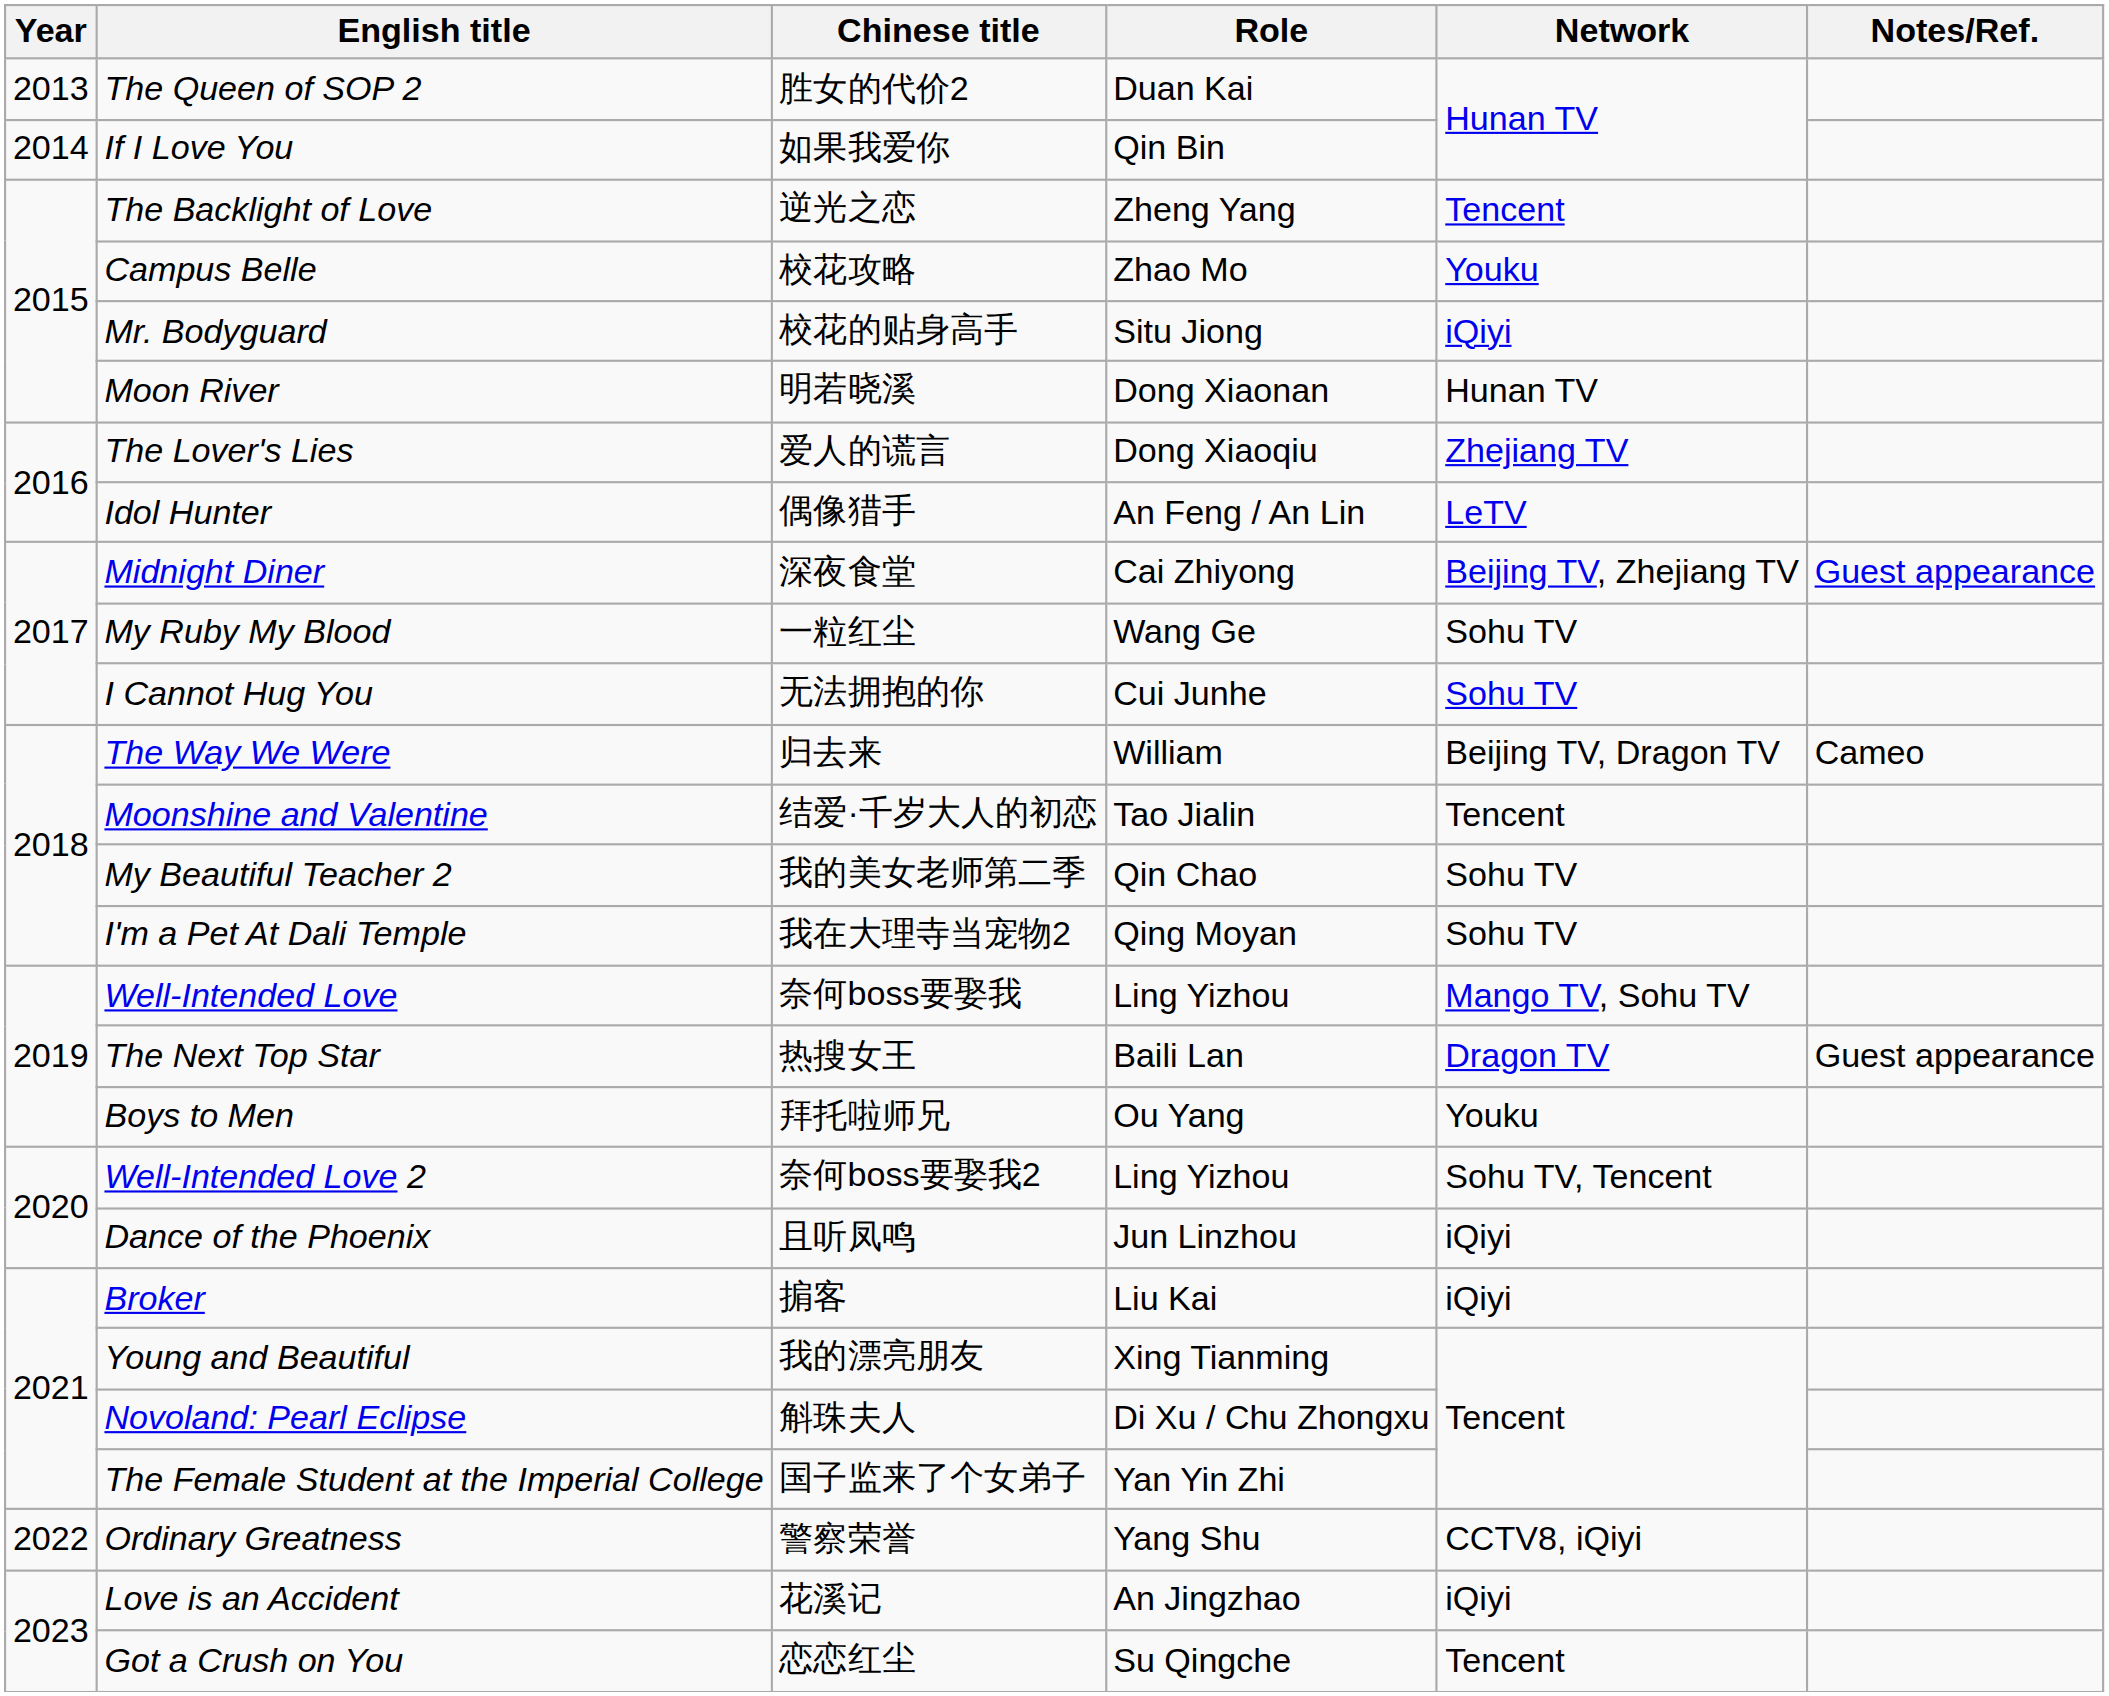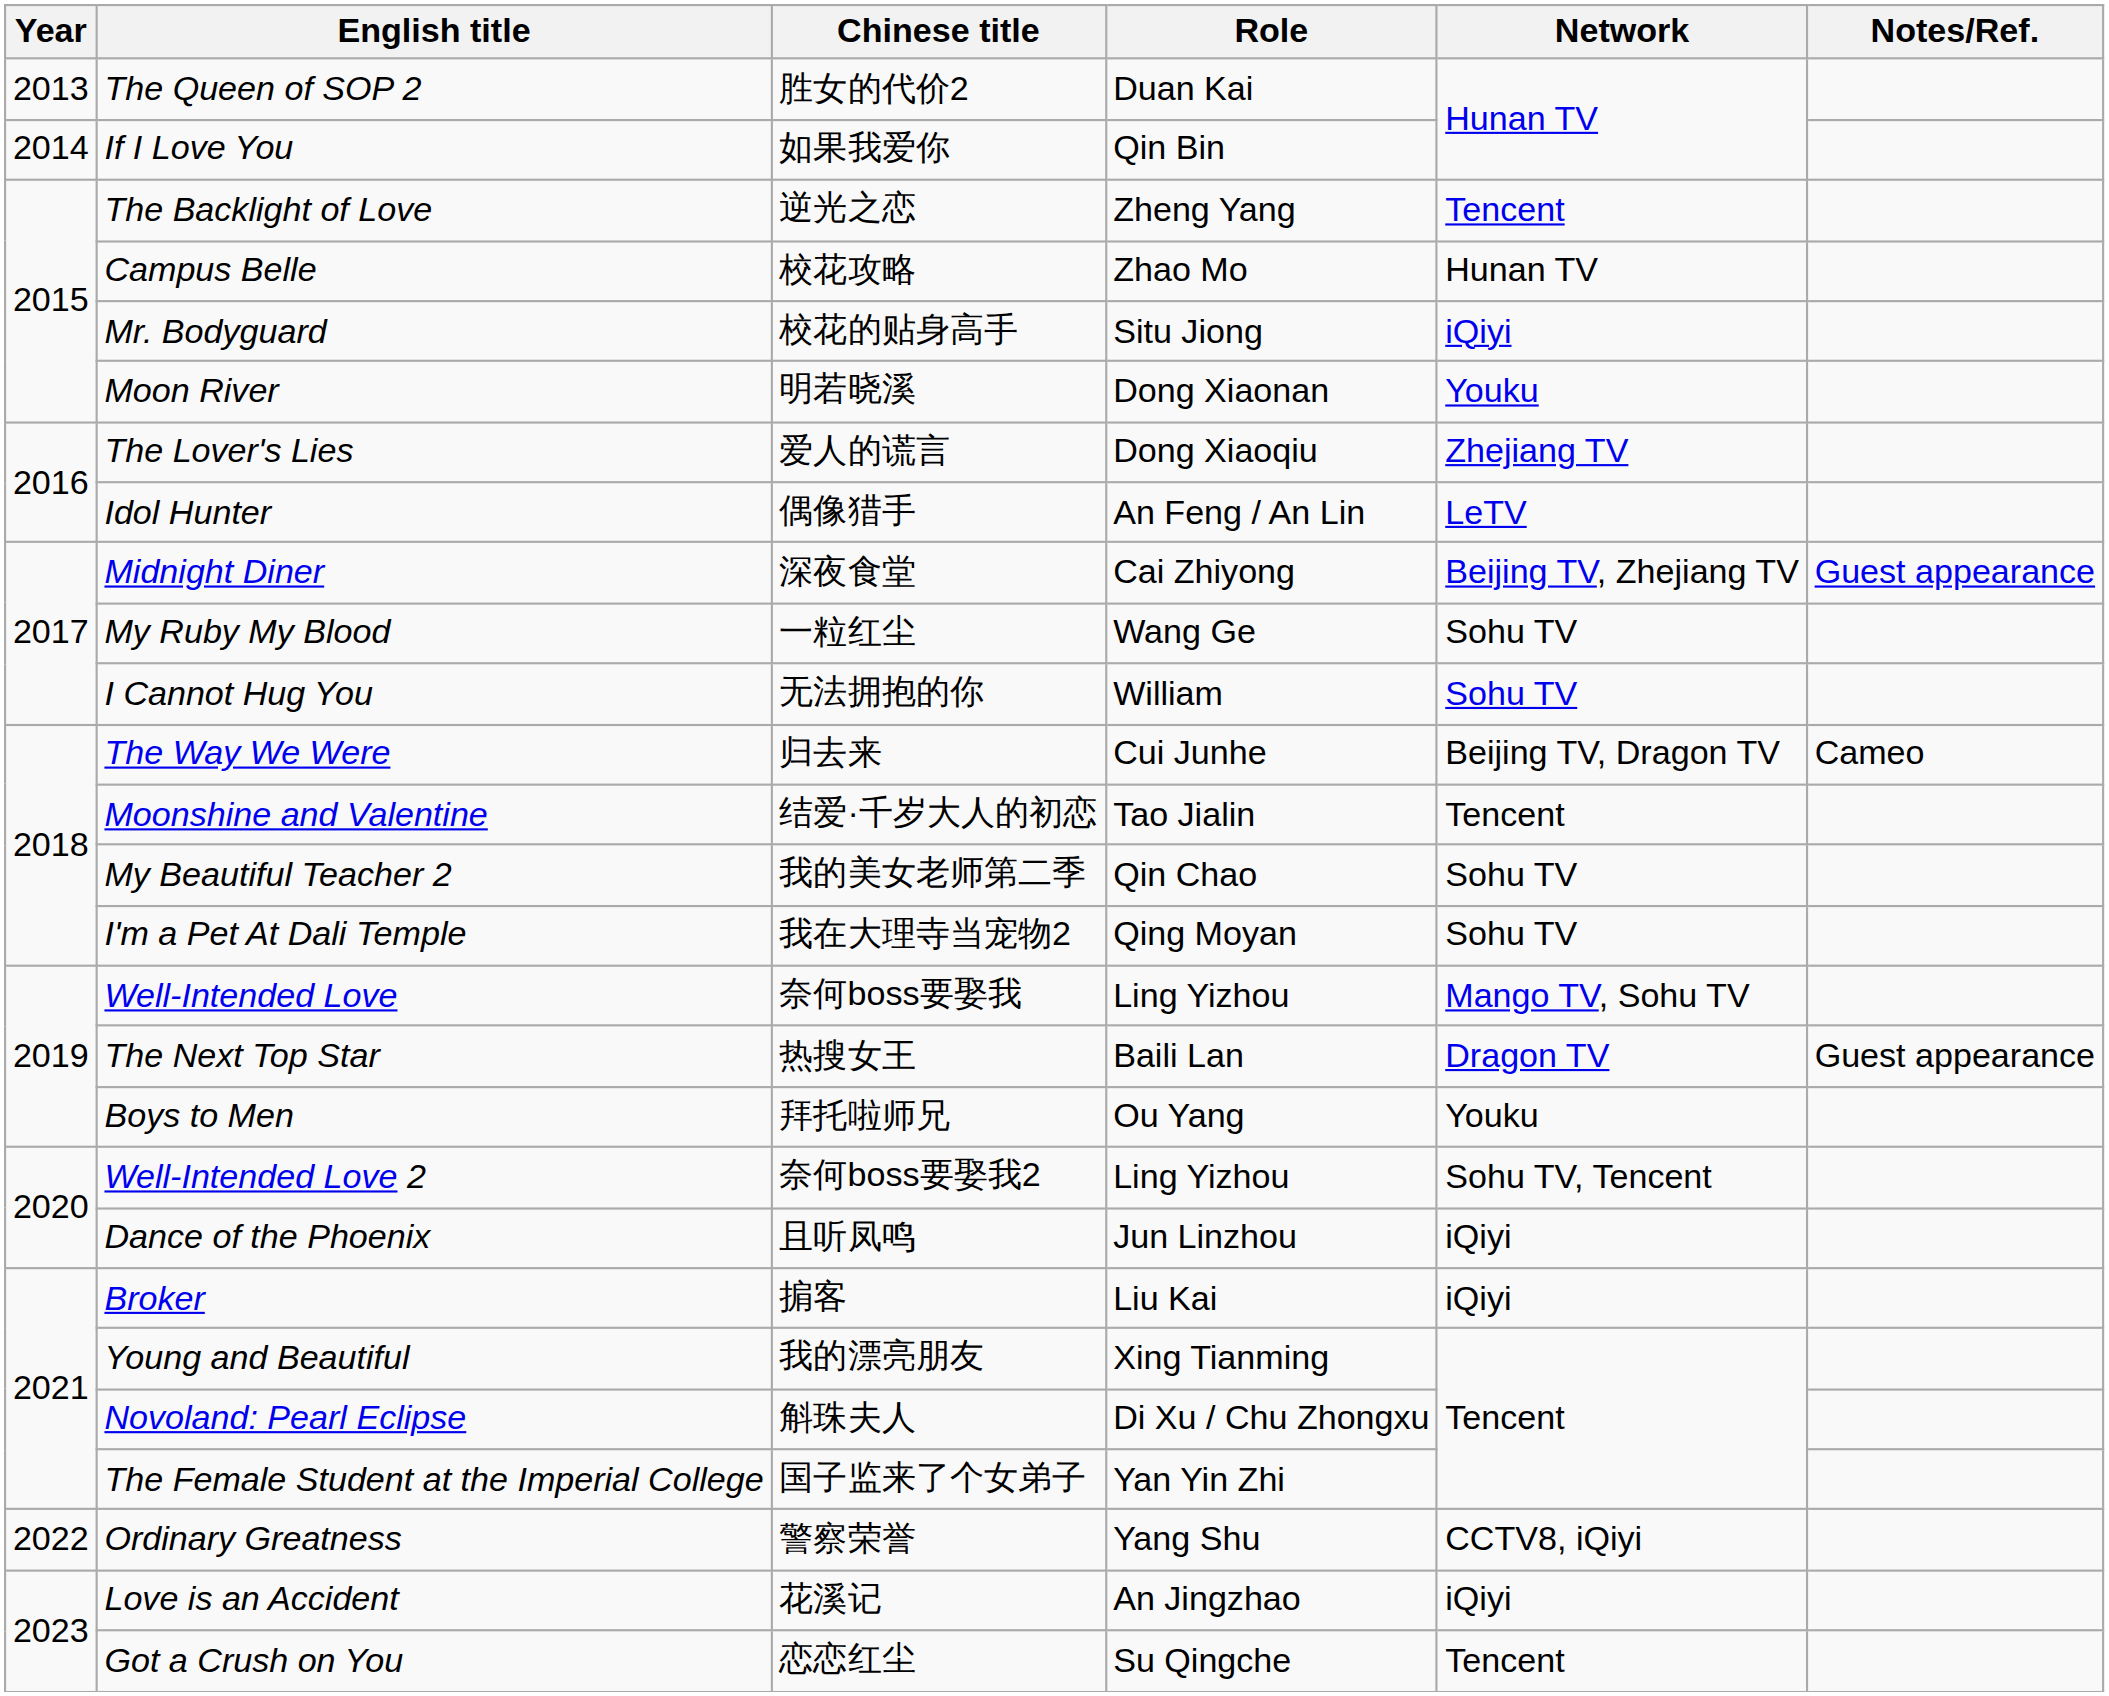(1492, 270) Youku -> (1522, 270) Hunan TV
(1522, 390) Hunan TV -> (1492, 390) Youku
(1190, 693) Cui Junhe -> (1168, 693) William
(1168, 753) William -> (1190, 753) Cui Junhe
